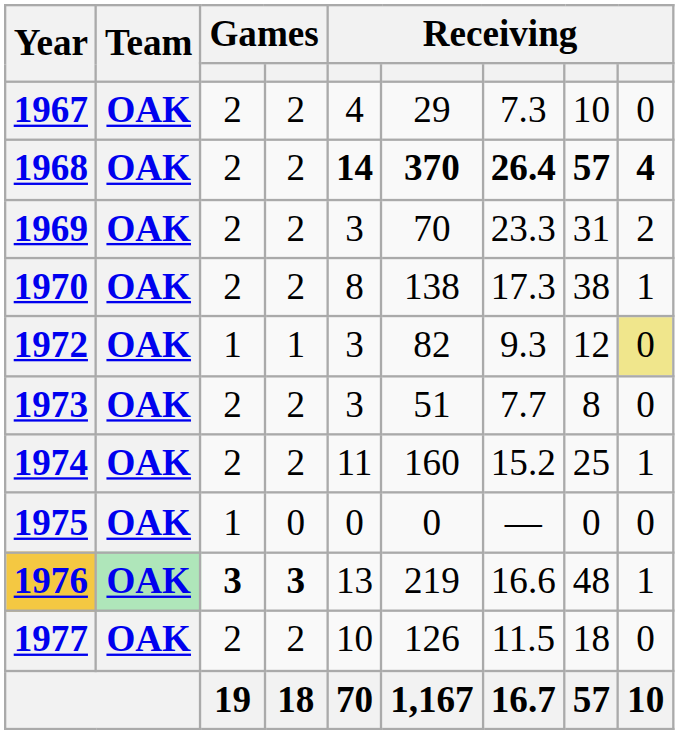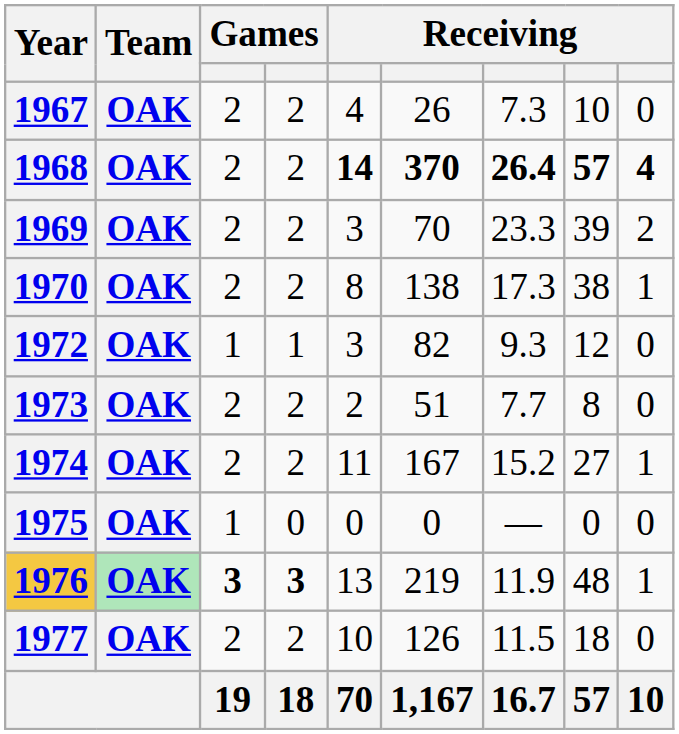(432, 109) 29 -> (432, 109) 26
(591, 227) 31 -> (591, 227) 39
(646, 345) khaki background -> (646, 345) no background
(354, 404) 3 -> (354, 404) 2
(432, 463) 160 -> (432, 463) 167
(591, 463) 25 -> (591, 463) 27
(523, 580) 16.6 -> (523, 580) 11.9
